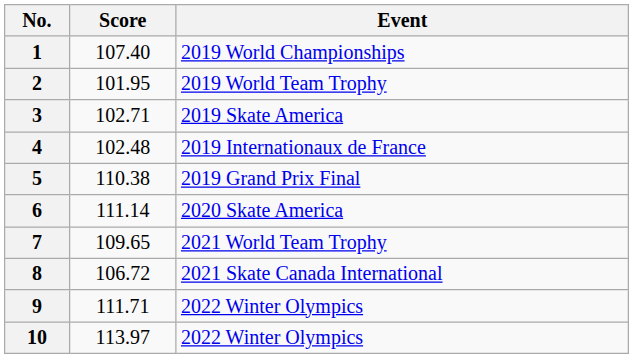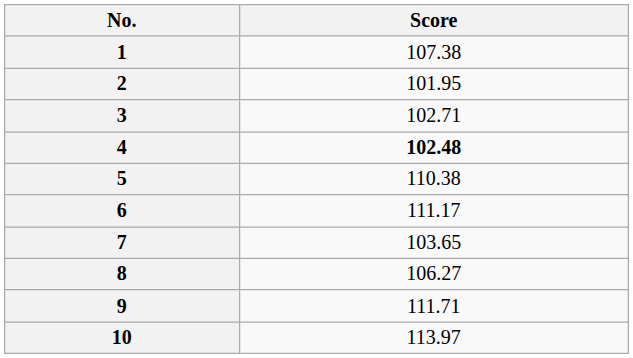- column: (402, 20)
(123, 52) 107.40 -> (434, 52) 107.38
(123, 147) normal -> (434, 147) bold
(123, 210) 111.14 -> (434, 210) 111.17
(123, 242) 109.65 -> (434, 242) 103.65
(123, 274) 106.72 -> (434, 274) 106.27
